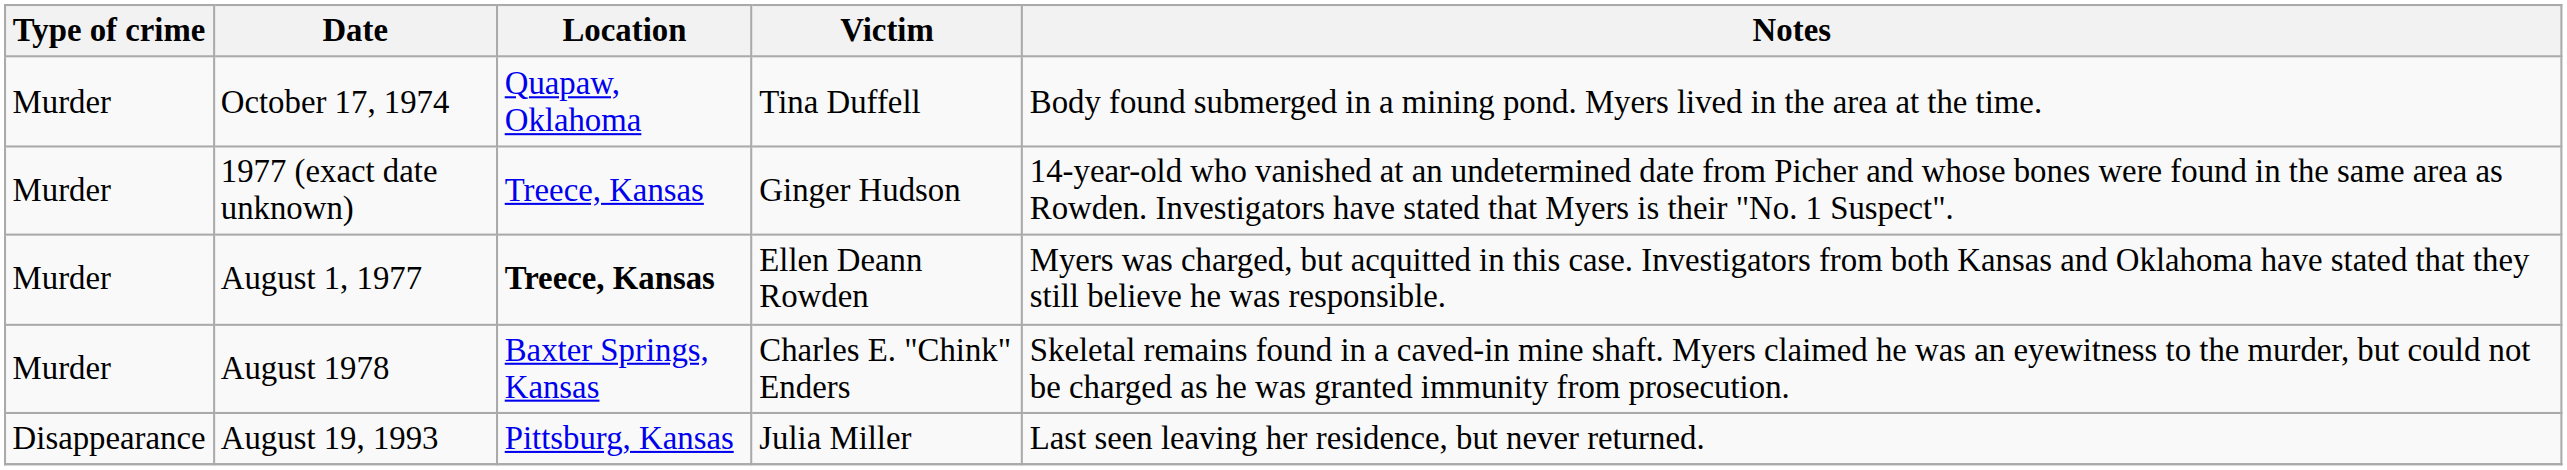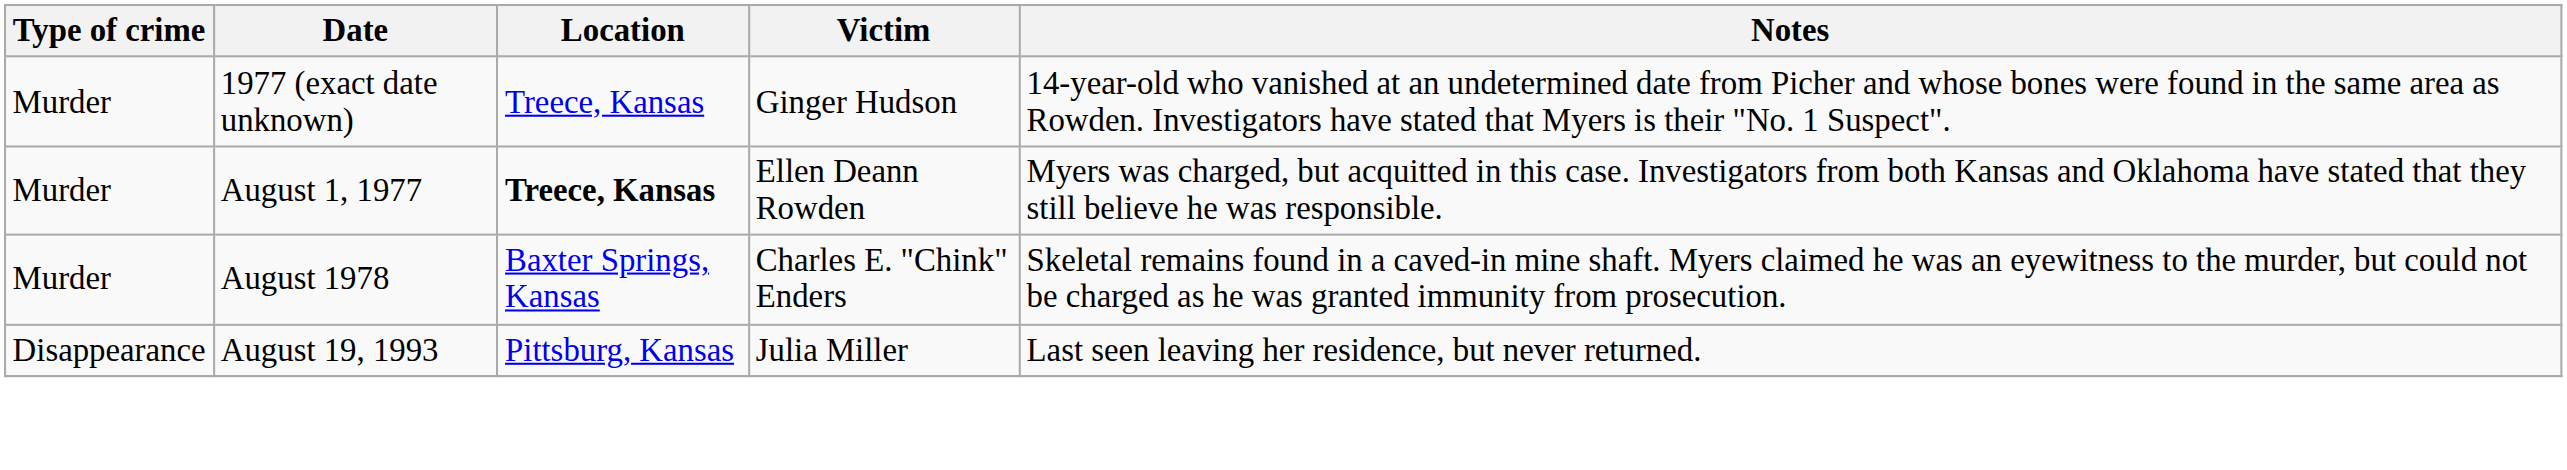- row: (335, 100)
